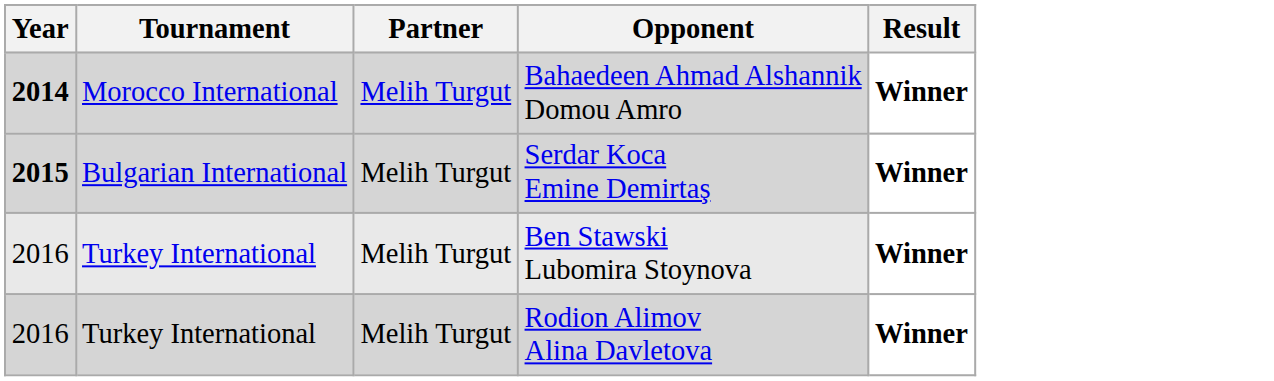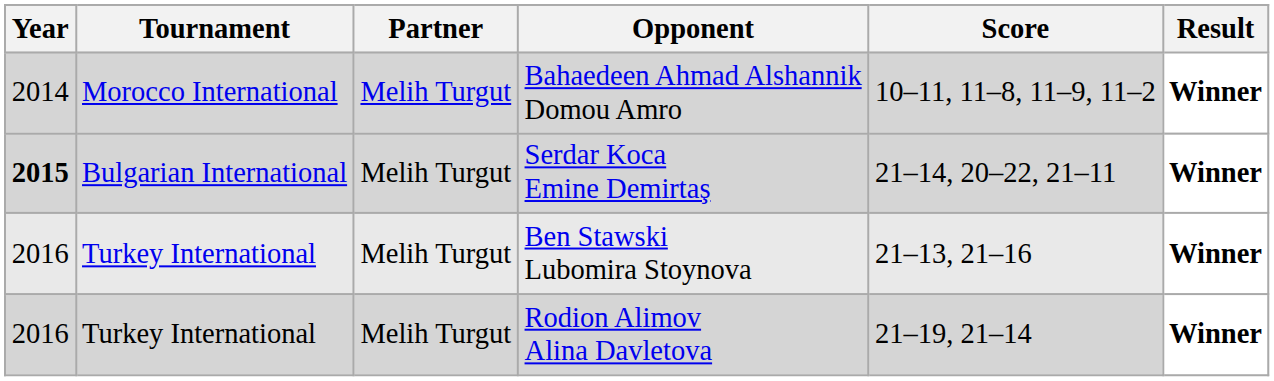+ column: (1015, 28)
(40, 92) bold -> (40, 92) normal
